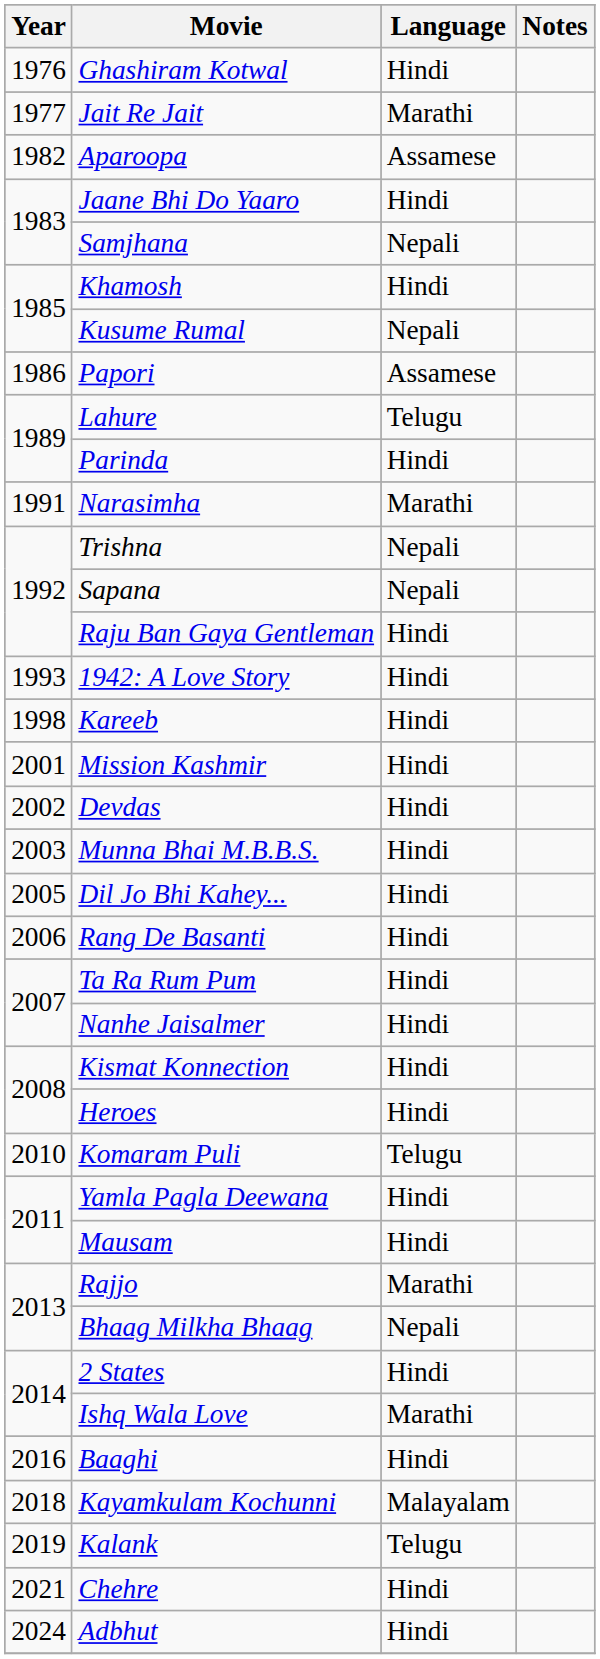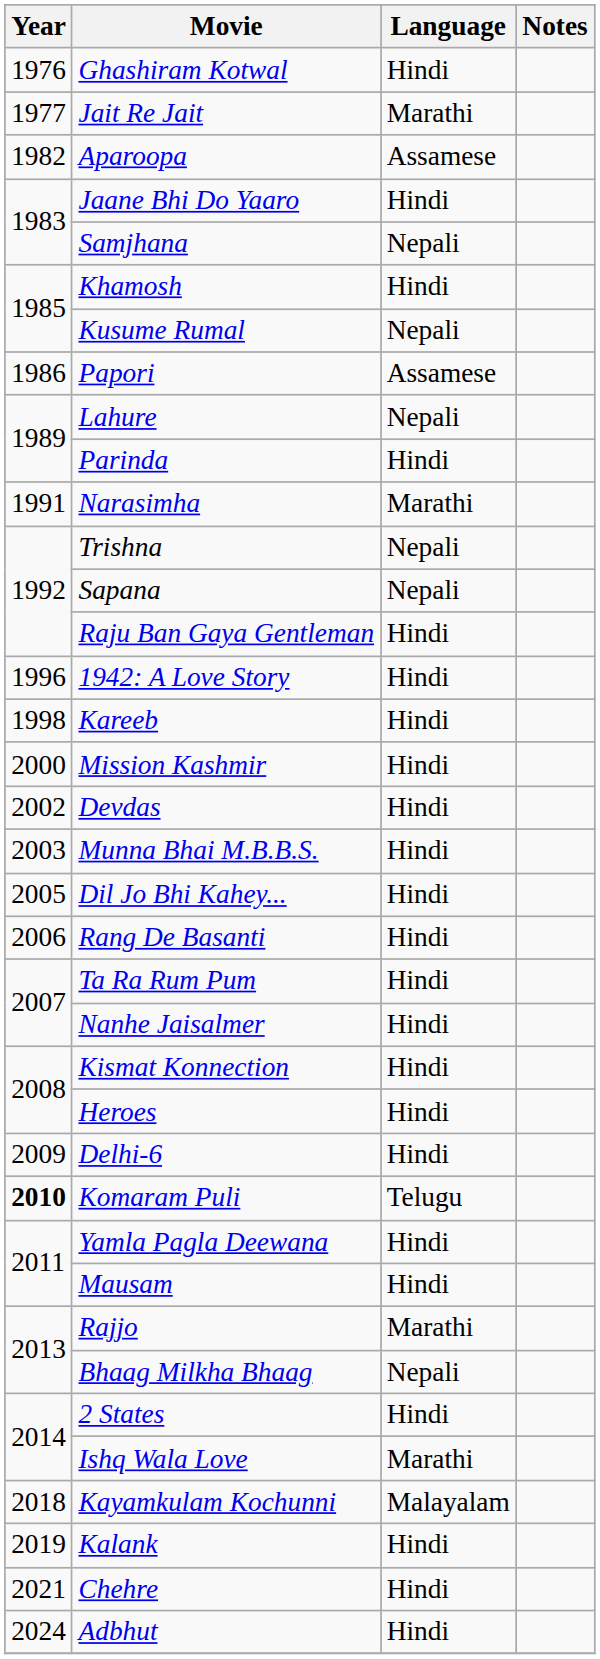(424, 416) Telugu -> (423, 416) Nepali
(39, 677) 1993 -> (39, 677) 1996
(39, 763) 2001 -> (39, 763) 2000
+ row: (120, 1154)
(39, 1154) normal -> (39, 1197) bold
- row: (118, 1458)
(424, 1544) Telugu -> (418, 1544) Hindi
